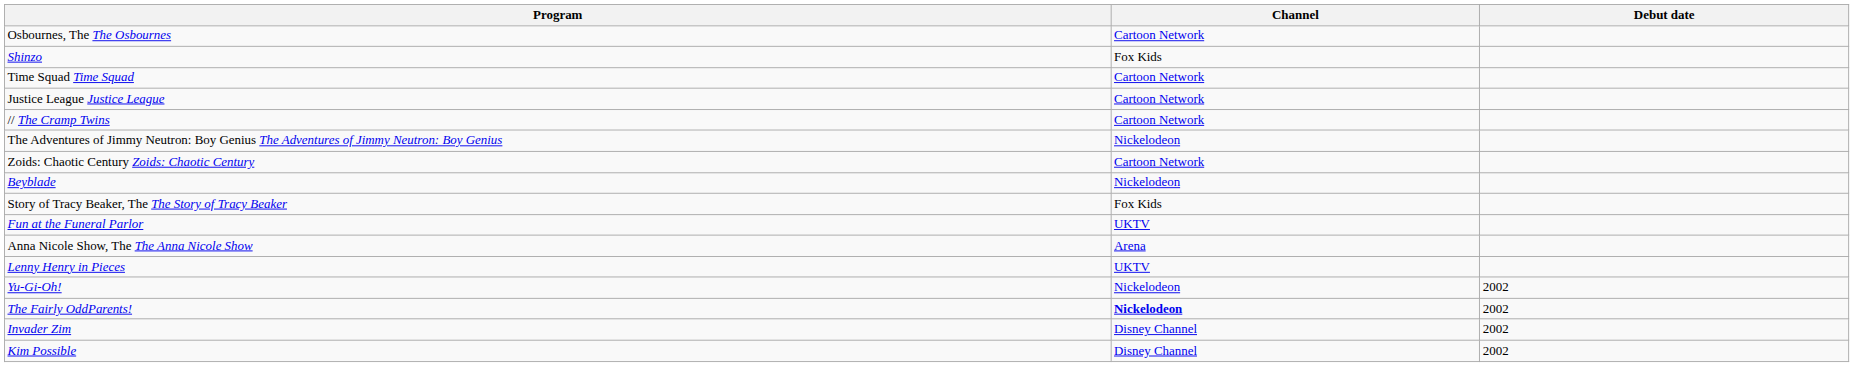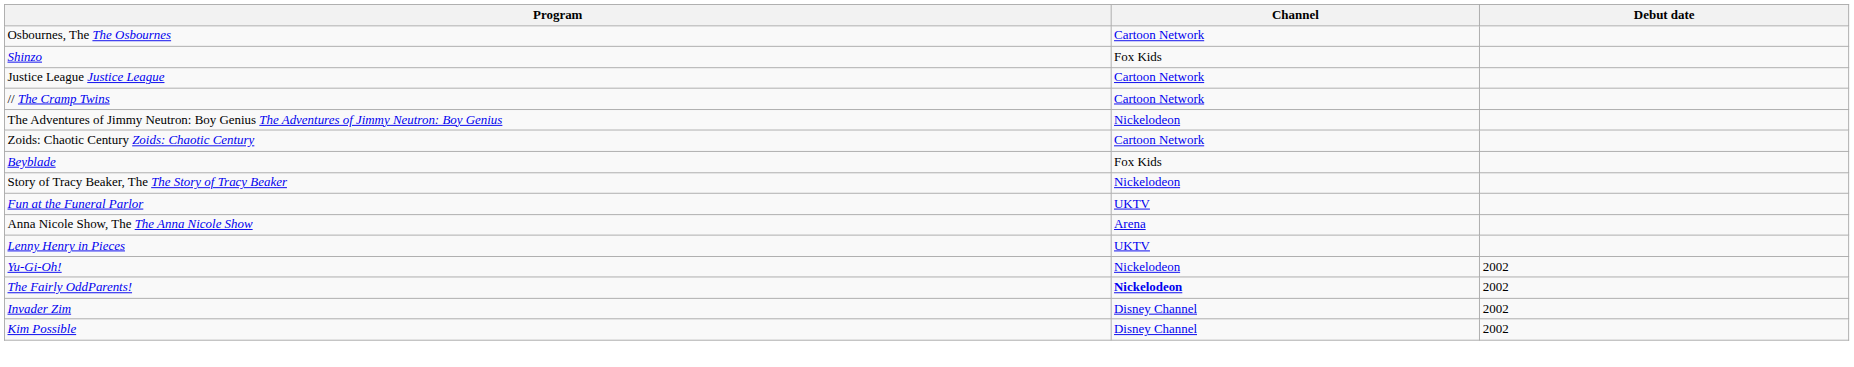- row: (71, 77)
(1147, 182) Nickelodeon -> (1138, 161) Fox Kids
(1138, 203) Fox Kids -> (1147, 182) Nickelodeon
